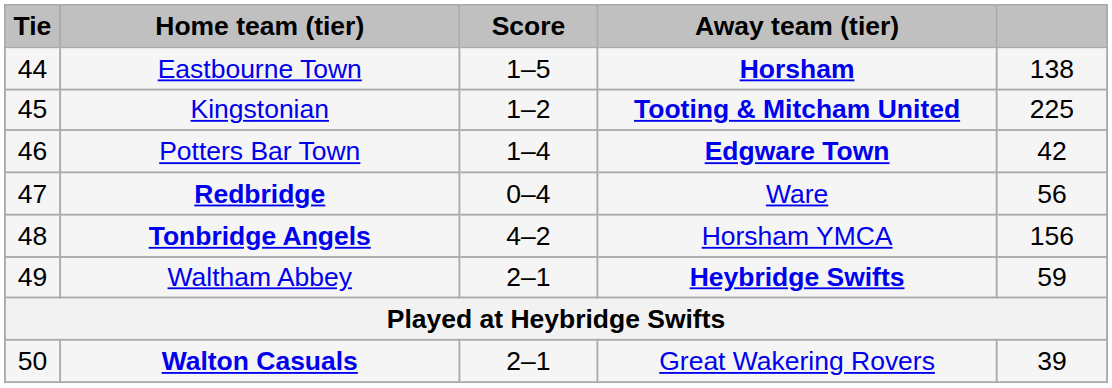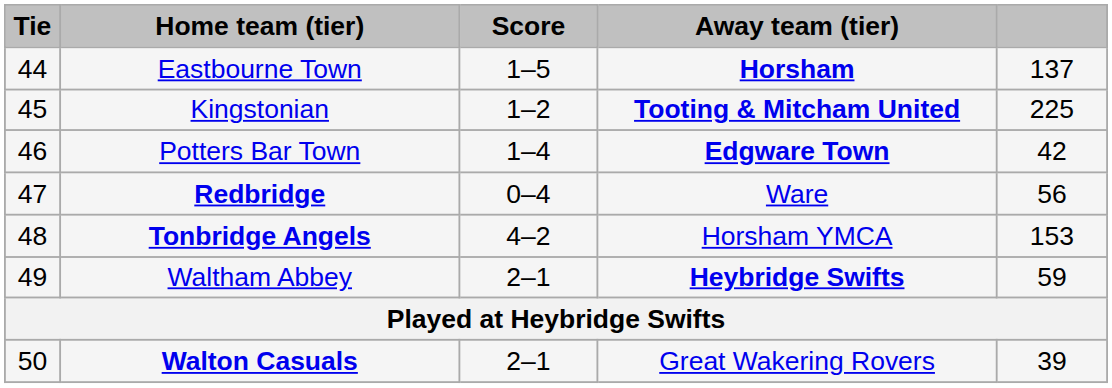(1052, 68) 138 -> (1052, 68) 137
(1052, 236) 156 -> (1052, 236) 153
